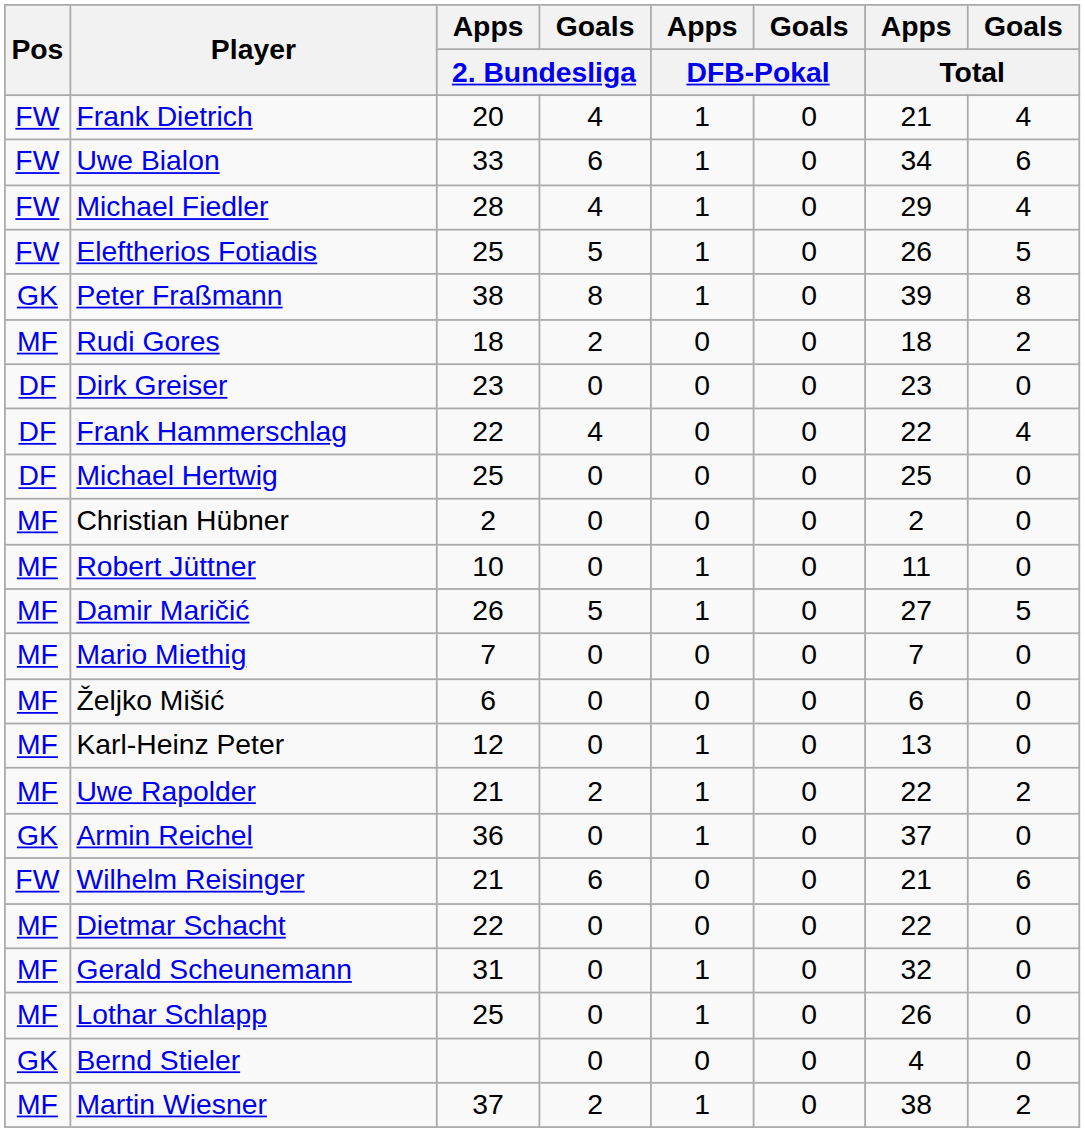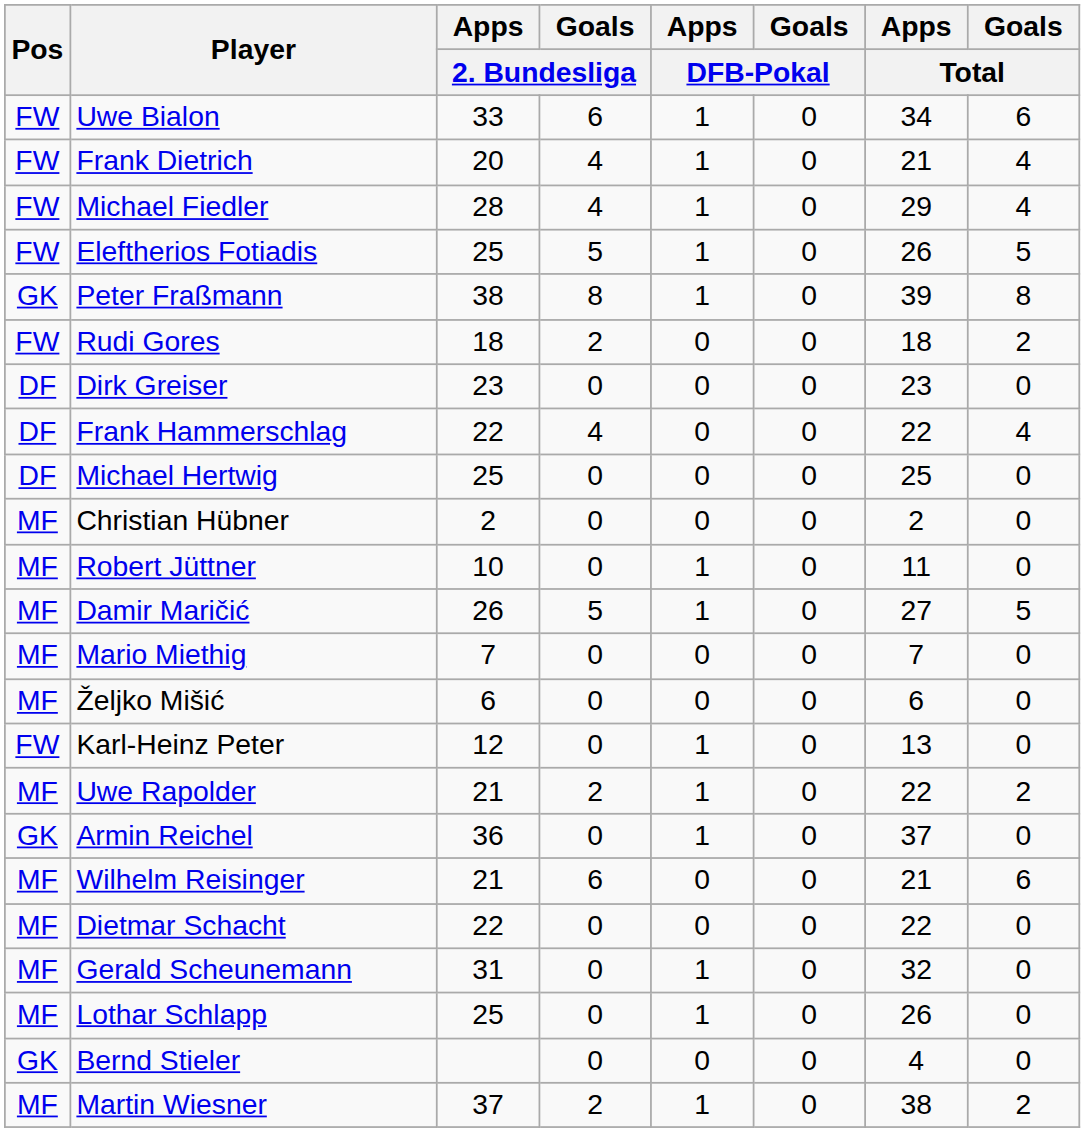rows swapped: (148, 161) <-> (165, 116)
(37, 341) MF -> (37, 341) FW
(37, 745) MF -> (37, 745) FW
(37, 880) FW -> (37, 880) MF
